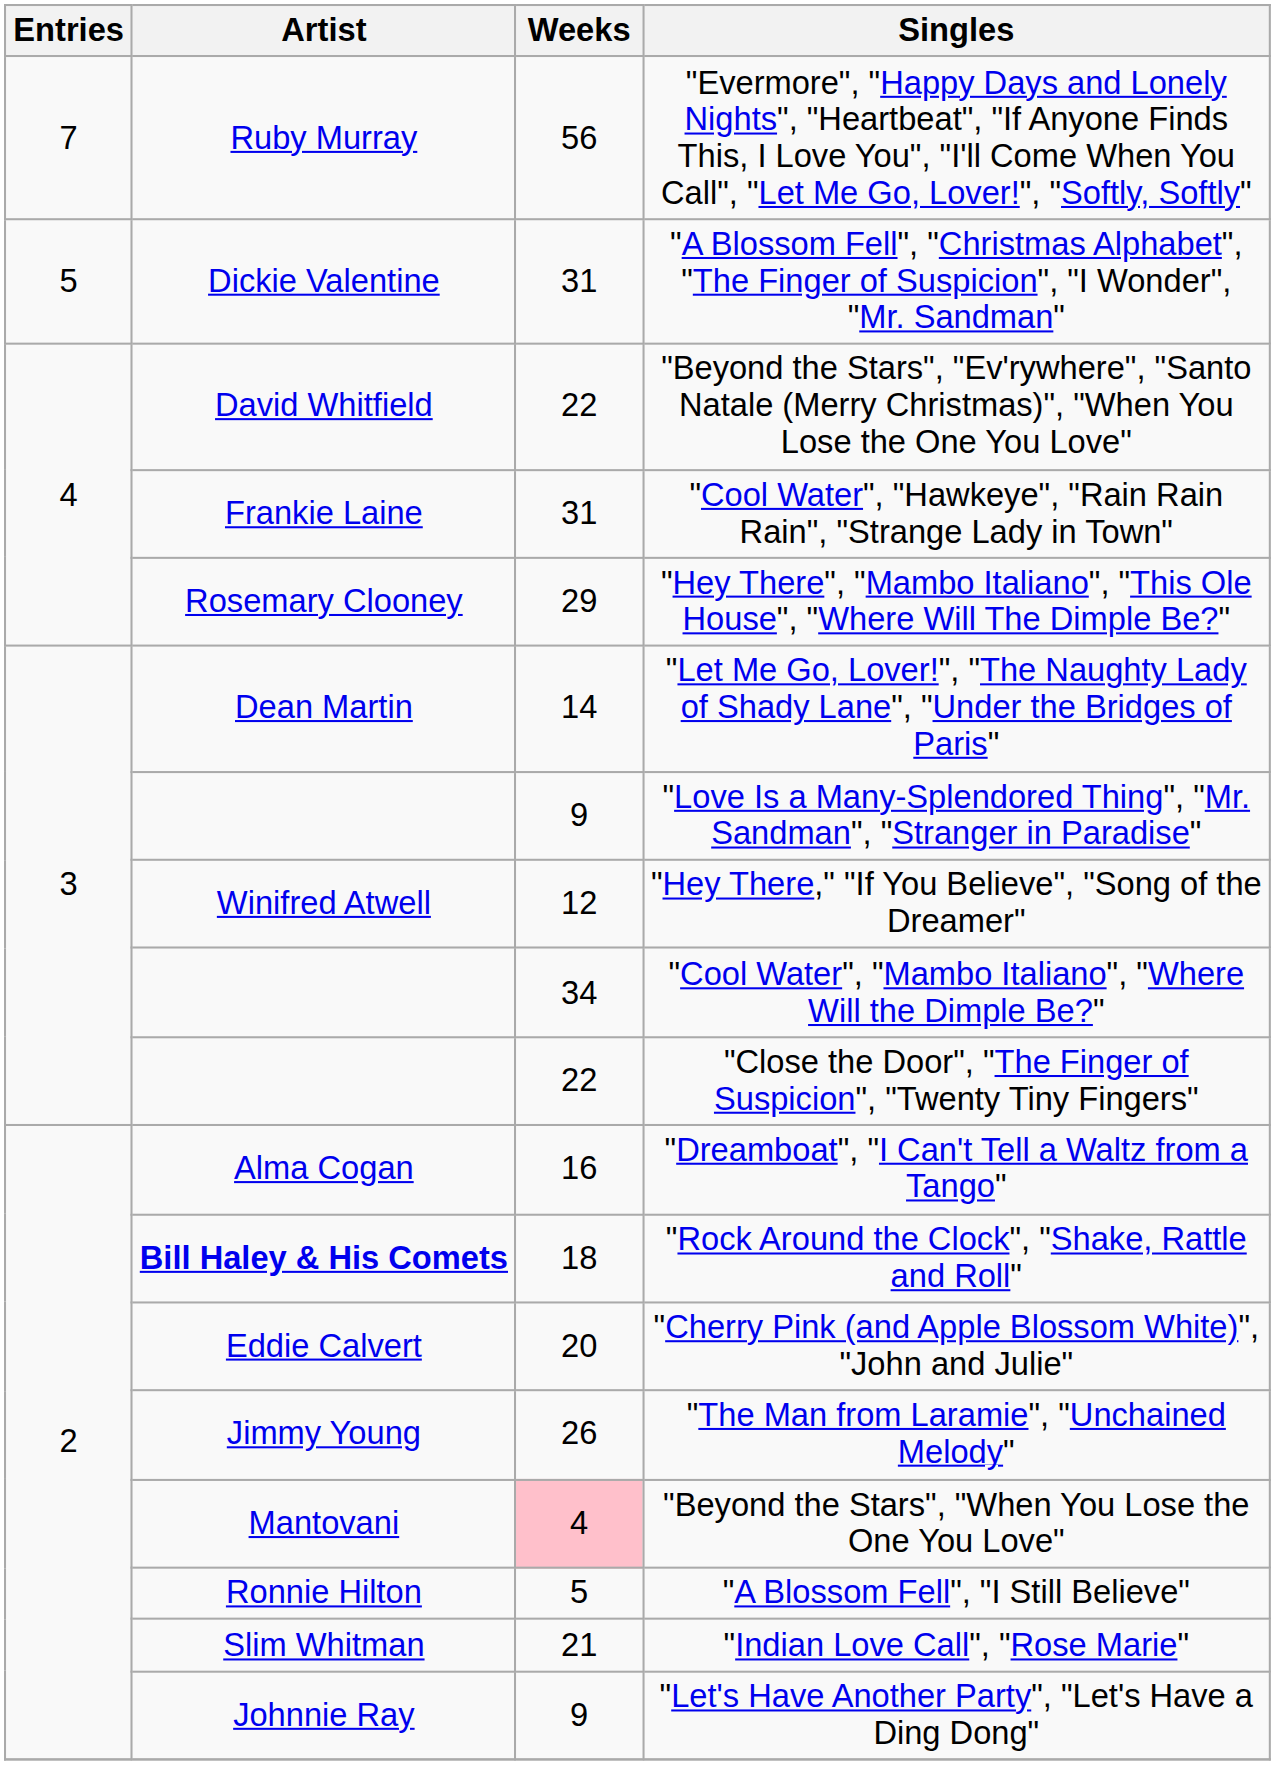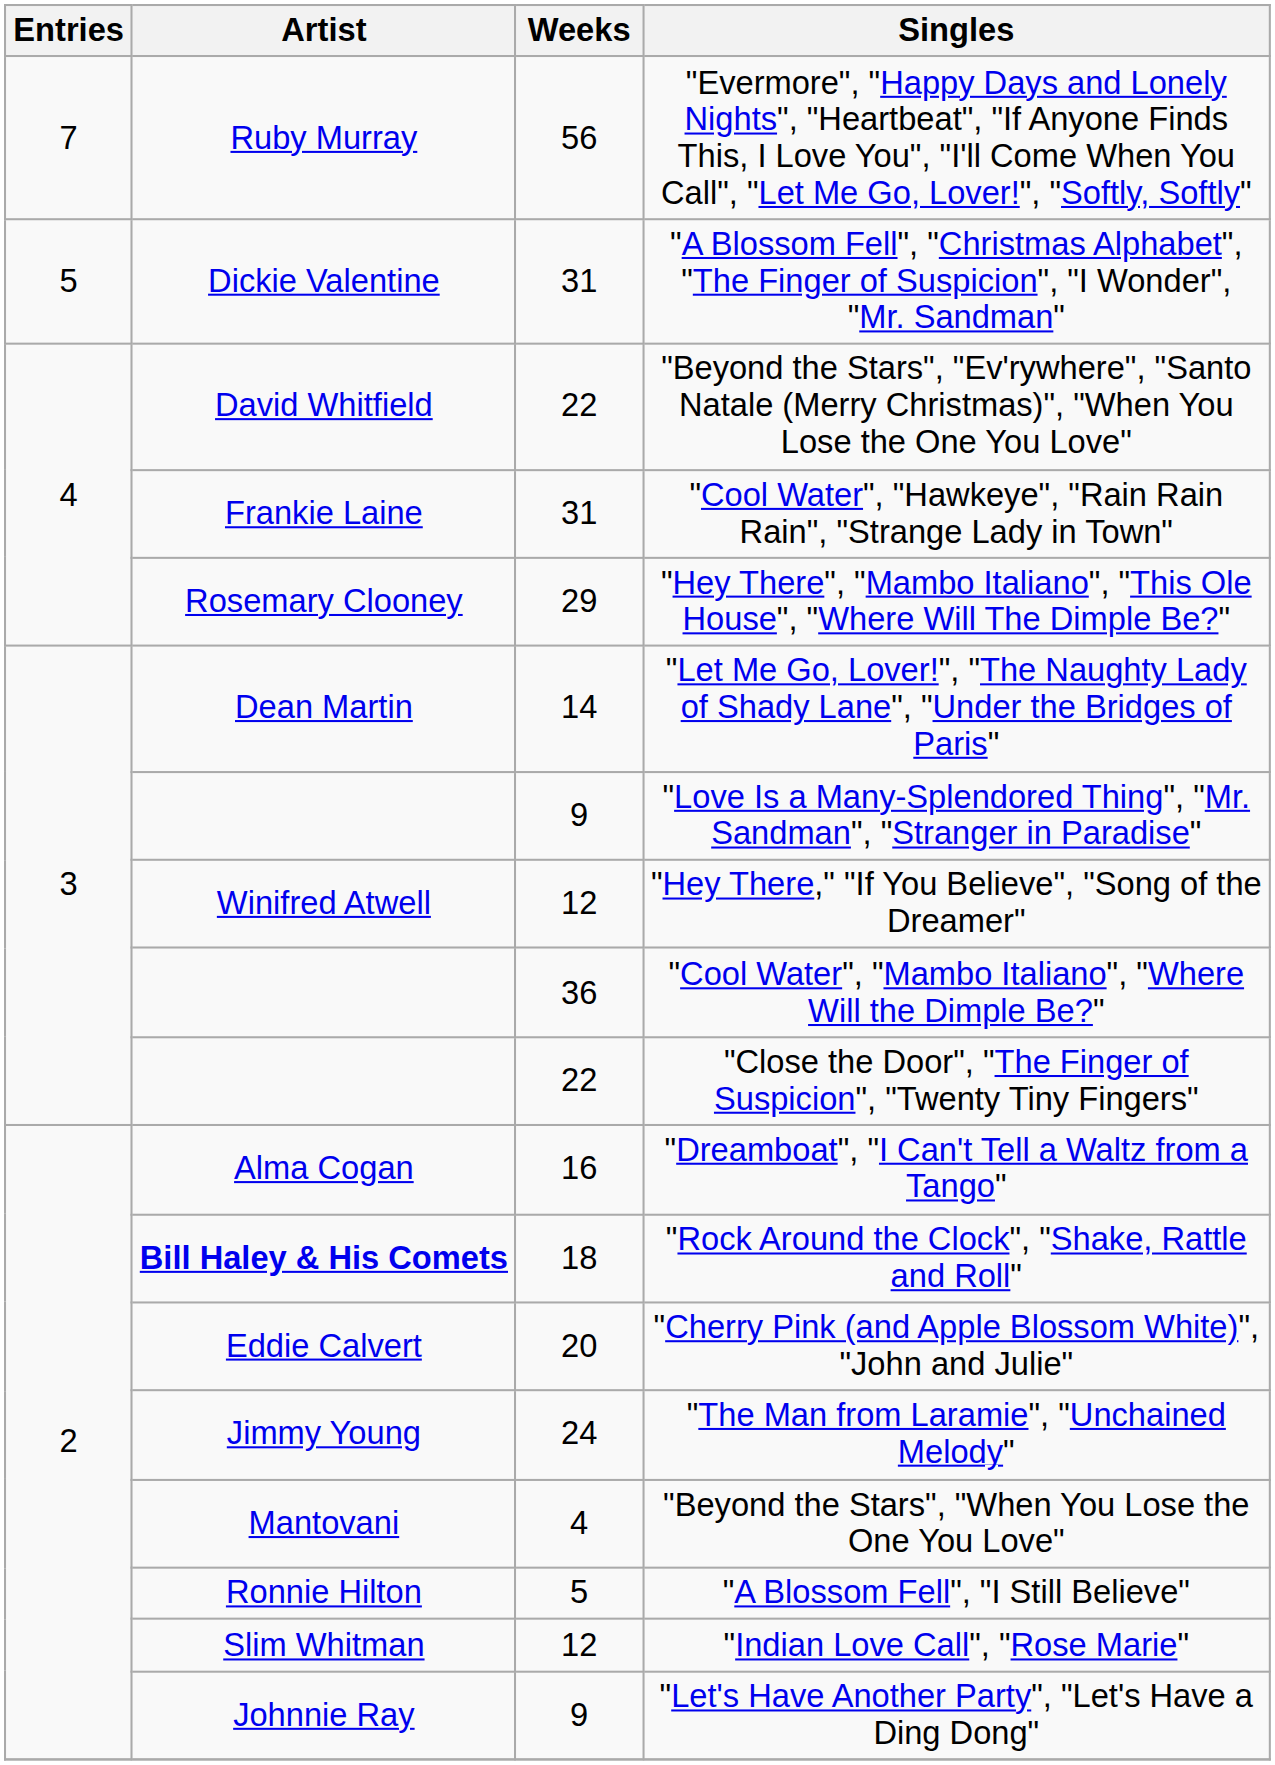(579, 991) 34 -> (579, 991) 36
(579, 1434) 26 -> (579, 1434) 24
(579, 1522) pink background -> (579, 1522) no background
(579, 1644) 21 -> (579, 1644) 12
